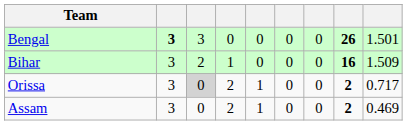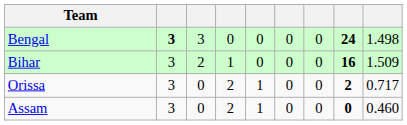(348, 39) 26 -> (348, 39) 24
(383, 39) 1.501 -> (383, 39) 1.498
(201, 85) lightgrey background -> (201, 85) no background
(348, 108) 2 -> (348, 108) 0
(383, 108) 0.469 -> (383, 108) 0.460
